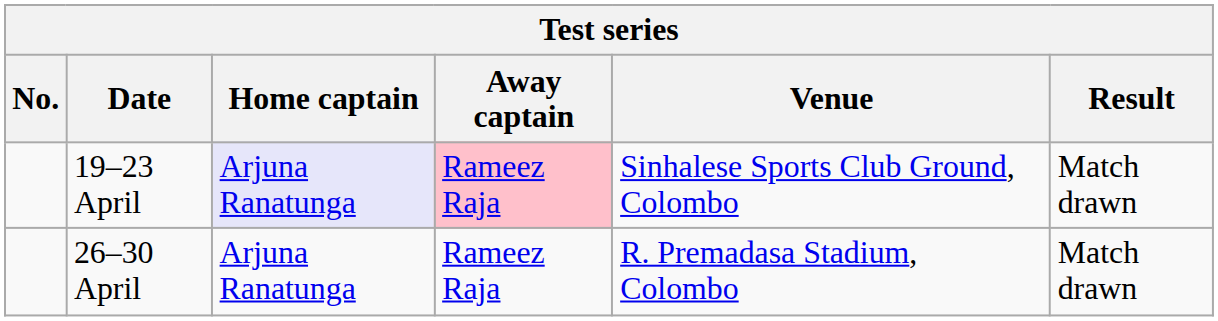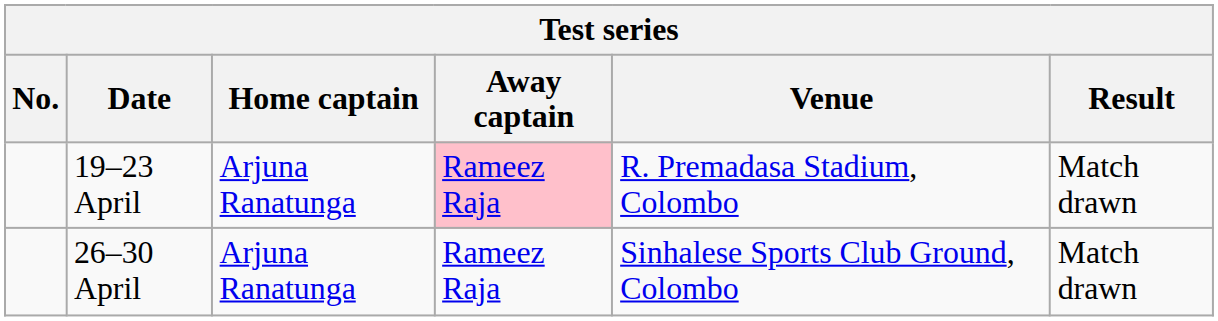(288, 184) lavender background -> (288, 184) no background
(817, 184) Sinhalese Sports Club Ground, Colombo -> (769, 184) R. Premadasa Stadium, Colombo
(769, 270) R. Premadasa Stadium, Colombo -> (817, 270) Sinhalese Sports Club Ground, Colombo
